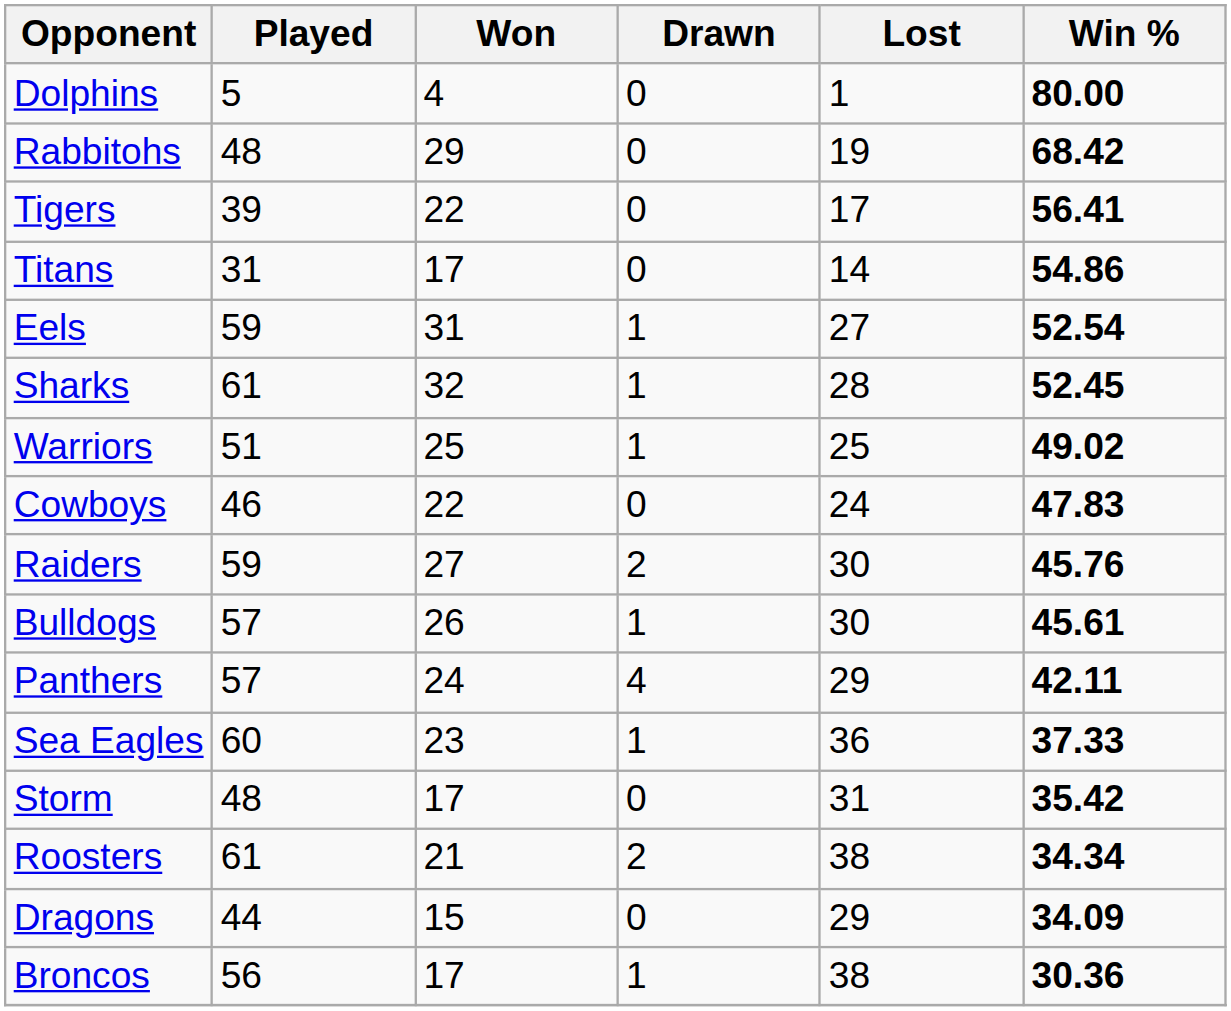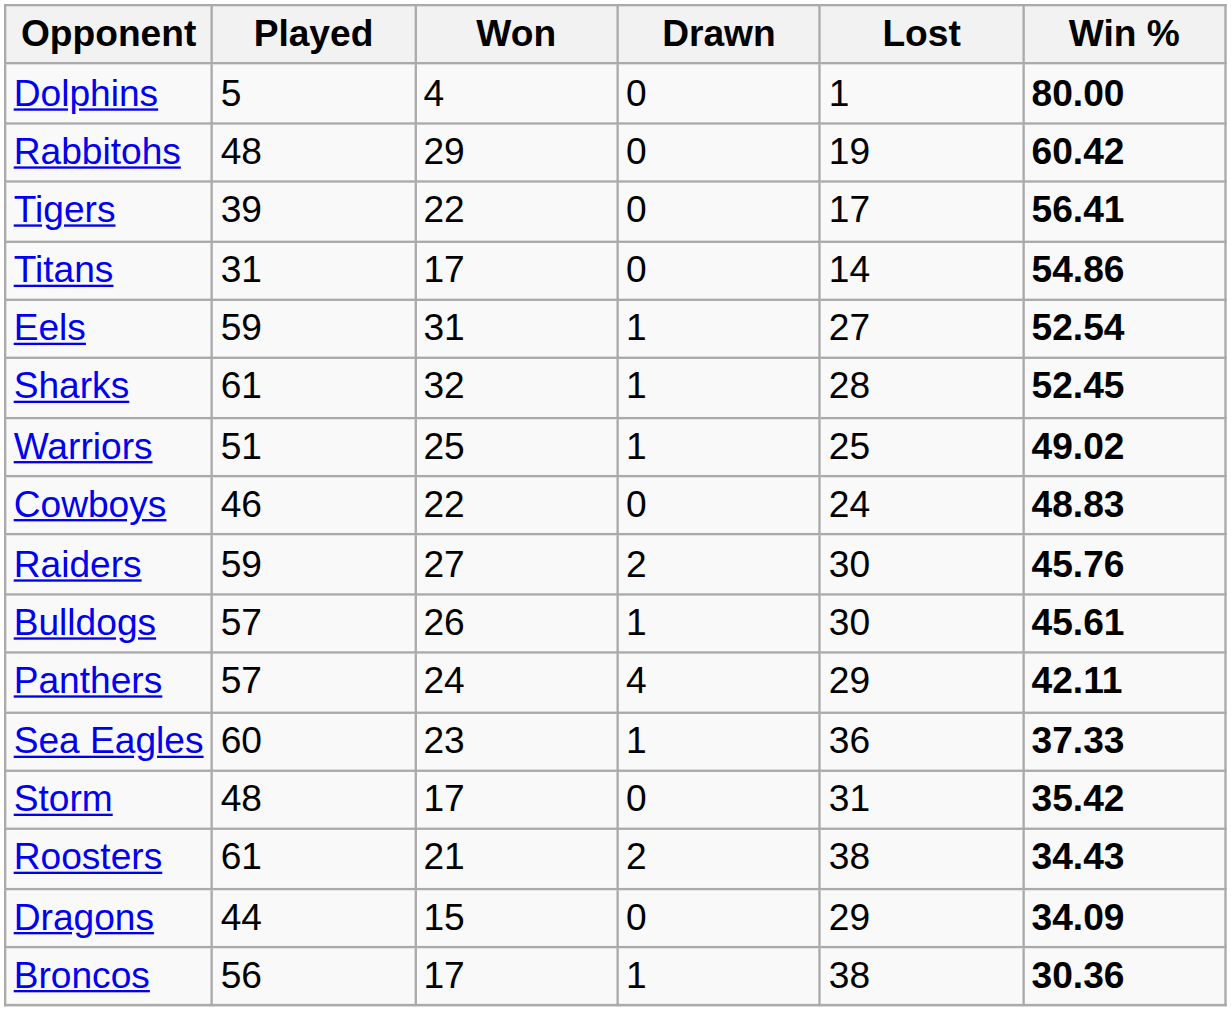(1078, 151) 68.42 -> (1078, 151) 60.42
(1078, 504) 47.83 -> (1078, 504) 48.83
(1078, 858) 34.34 -> (1078, 858) 34.43
